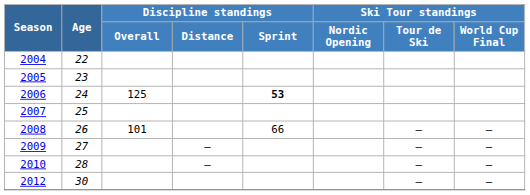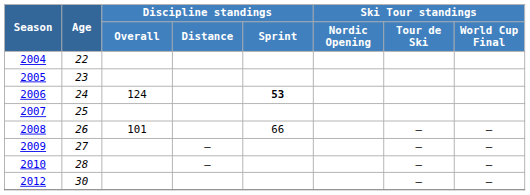(137, 95) 125 -> (137, 95) 124
